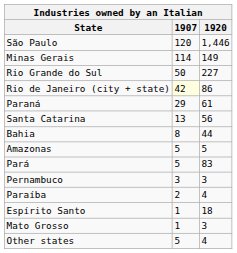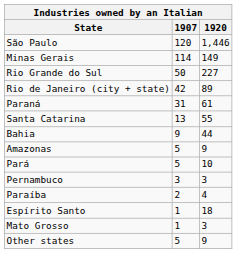(180, 88) lightyellow background -> (180, 88) no background
(207, 88) 86 -> (207, 88) 89
(180, 104) 29 -> (180, 104) 31
(207, 119) 56 -> (207, 119) 55
(177, 134) 8 -> (177, 134) 9
(204, 149) 5 -> (204, 149) 9
(207, 165) 83 -> (207, 165) 10
(204, 241) 4 -> (204, 241) 9
